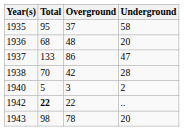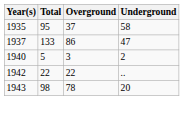- row: (16, 42)
- row: (16, 73)
(45, 103) bold -> (45, 73) normal
